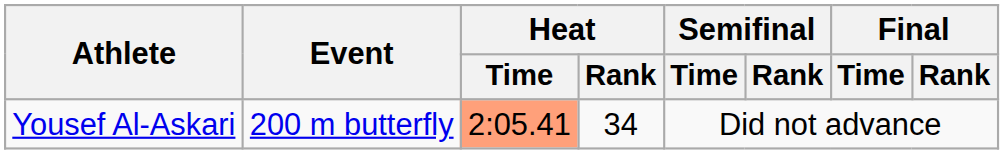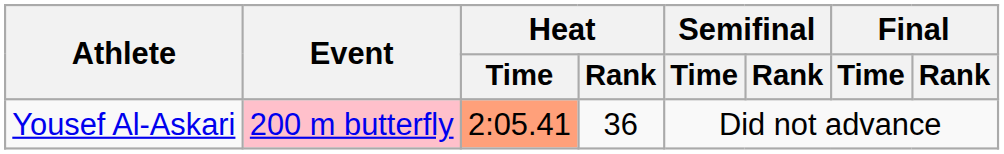(352, 124) no background -> (352, 124) pink background
(621, 124) 34 -> (621, 124) 36
